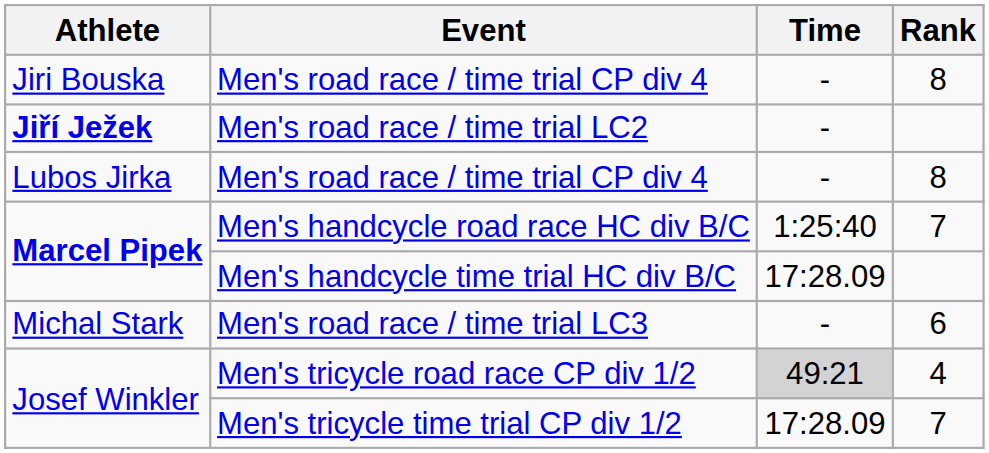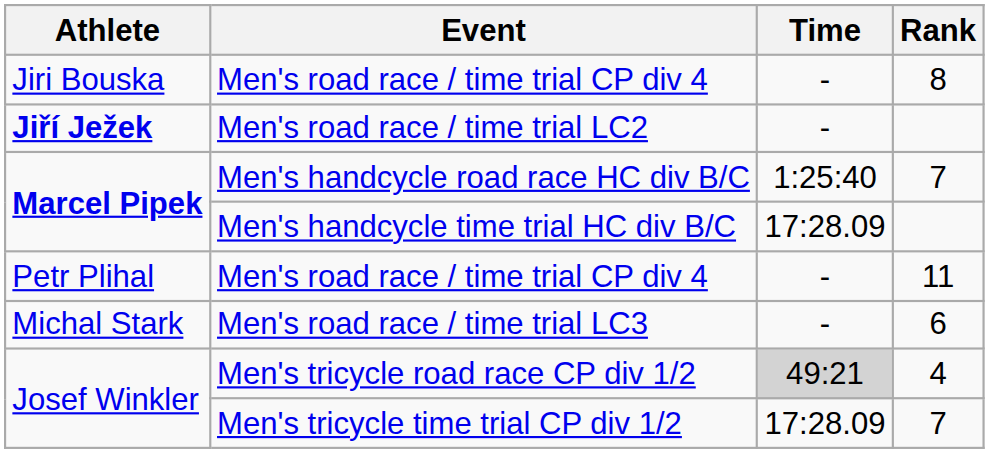- row: (92, 177)
+ row: (83, 276)
